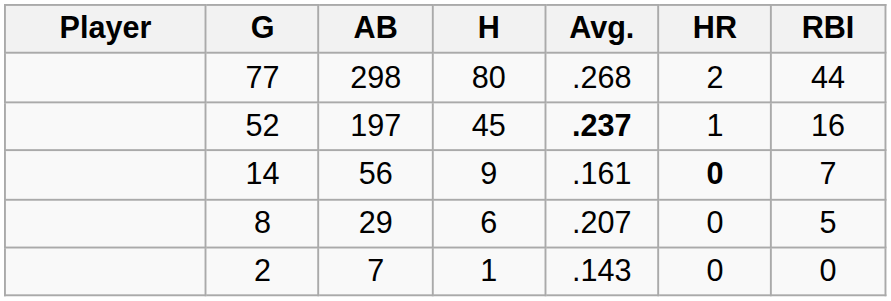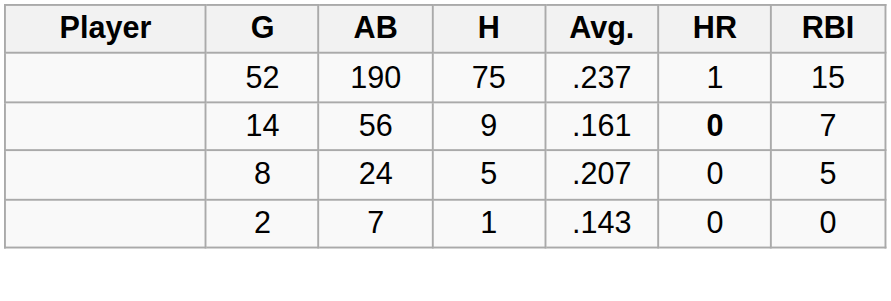- row: (263, 77)
(376, 125) 197 -> (376, 77) 190
(489, 125) 45 -> (489, 77) 75
(602, 125) bold -> (602, 77) normal
(828, 125) 16 -> (828, 77) 15
(376, 222) 29 -> (376, 174) 24
(489, 222) 6 -> (489, 174) 5
